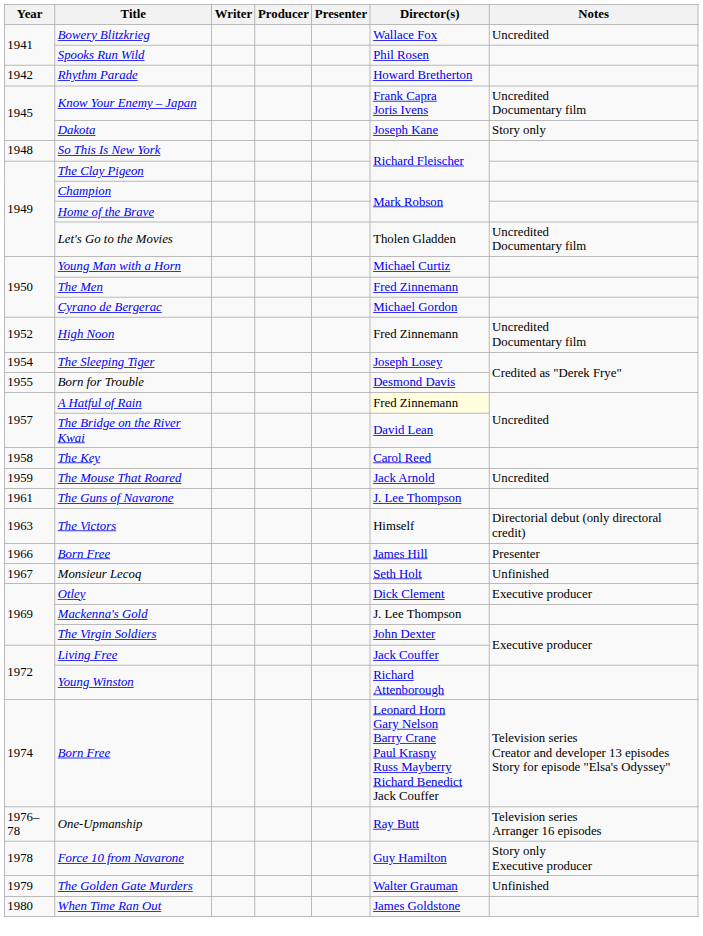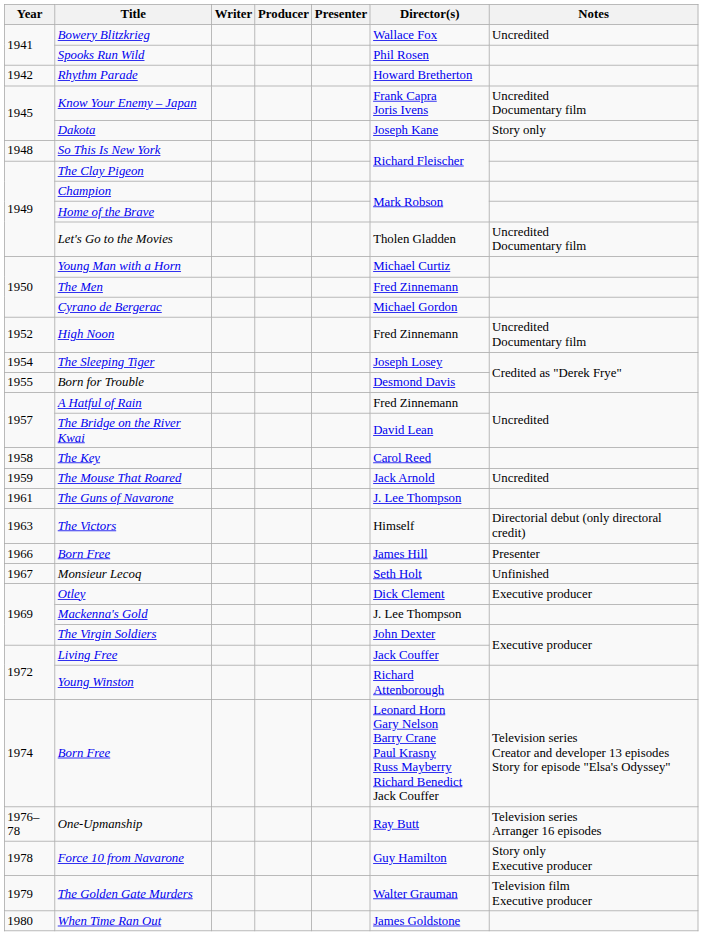(416, 402) lightyellow background -> (416, 402) no background
(521, 886) Unfinished -> (542, 893) Television film Executive producer
